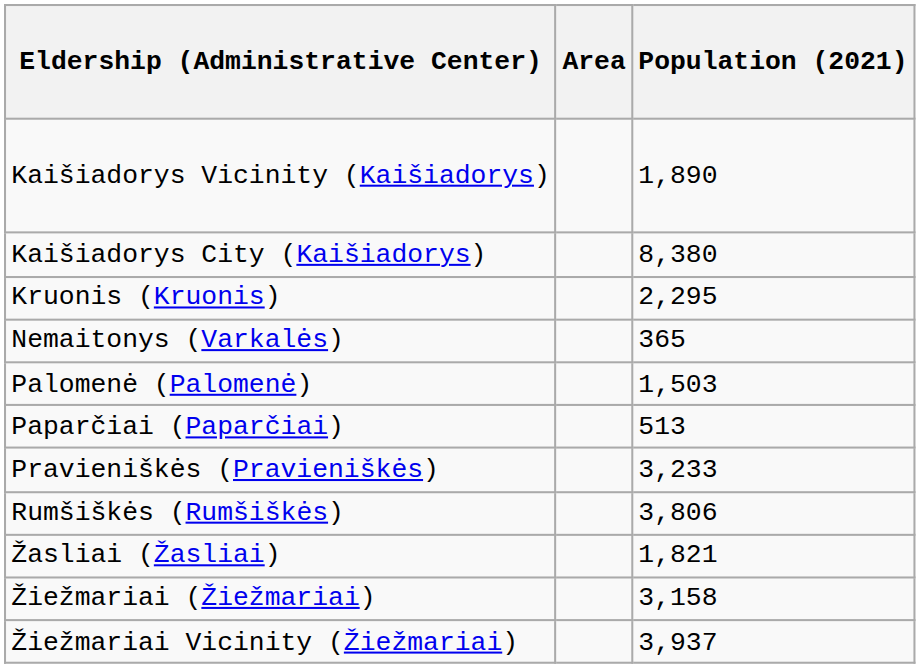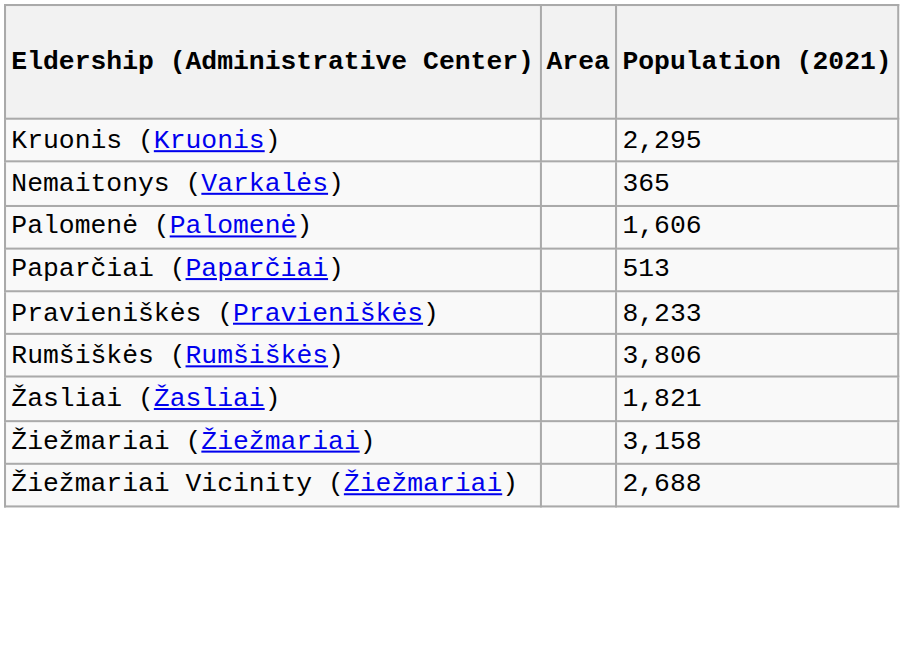- row: (281, 176)
- row: (249, 255)
(678, 384) 1,503 -> (662, 227) 1,606
(678, 470) 3,233 -> (662, 313) 8,233
(678, 642) 3,937 -> (662, 485) 2,688
